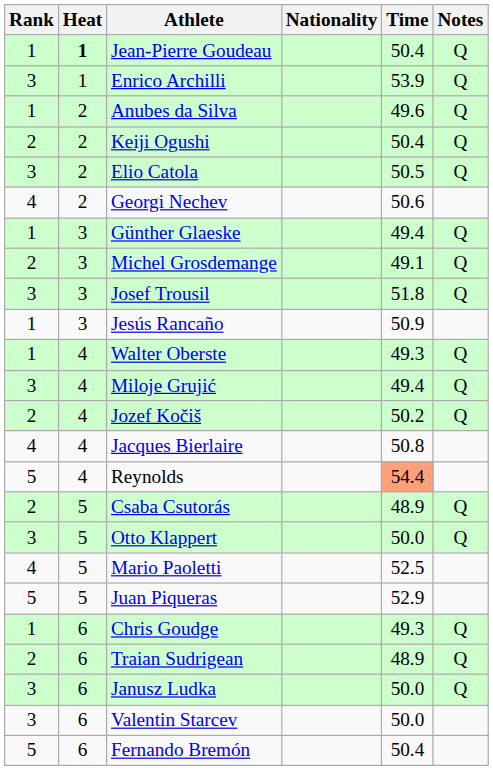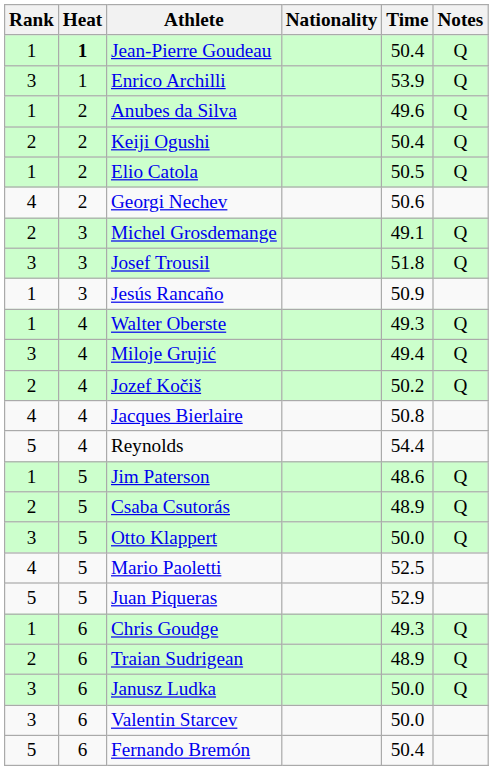(31, 171) 3 -> (31, 171) 1
- row: (176, 232)
(407, 476) lightsalmon background -> (407, 446) no background
+ row: (160, 476)
